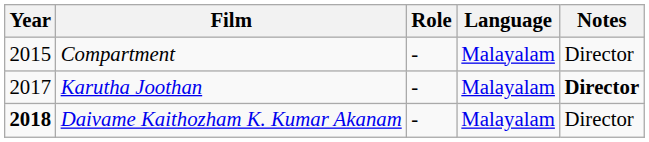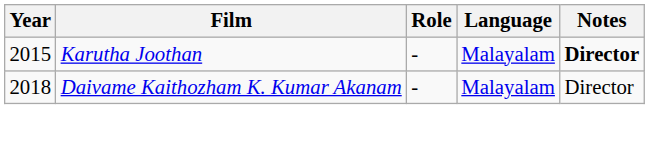- row: (118, 53)
(30, 86) 2017 -> (30, 53) 2015
(30, 119) bold -> (30, 86) normal
